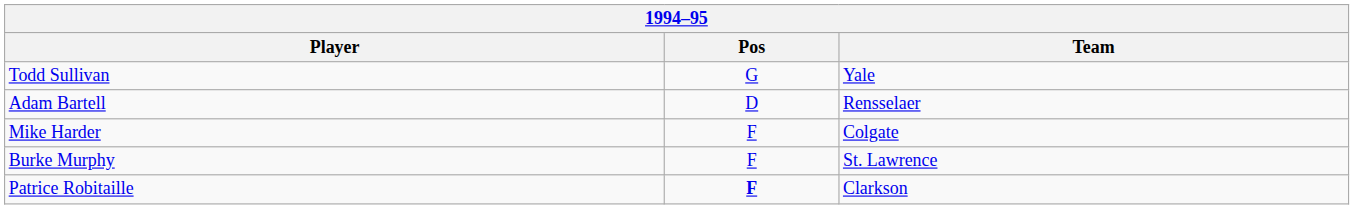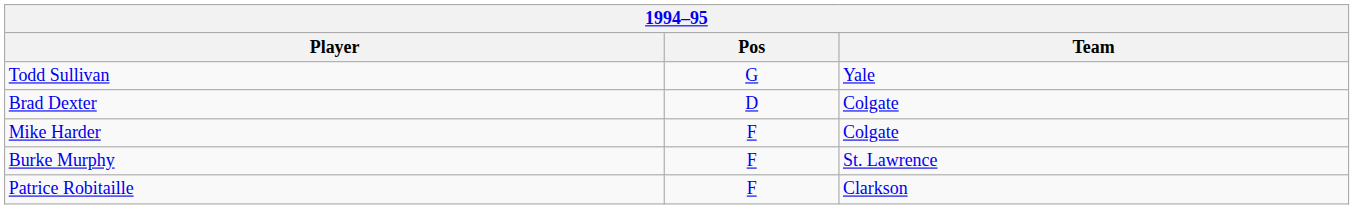- row: (57, 103)
+ row: (53, 103)
(752, 189) bold -> (752, 189) normal
